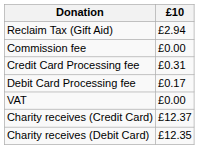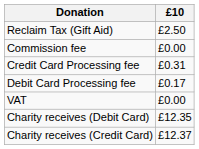(172, 30) £2.94 -> (172, 30) £2.50
rows swapped: (80, 118) <-> (78, 135)
